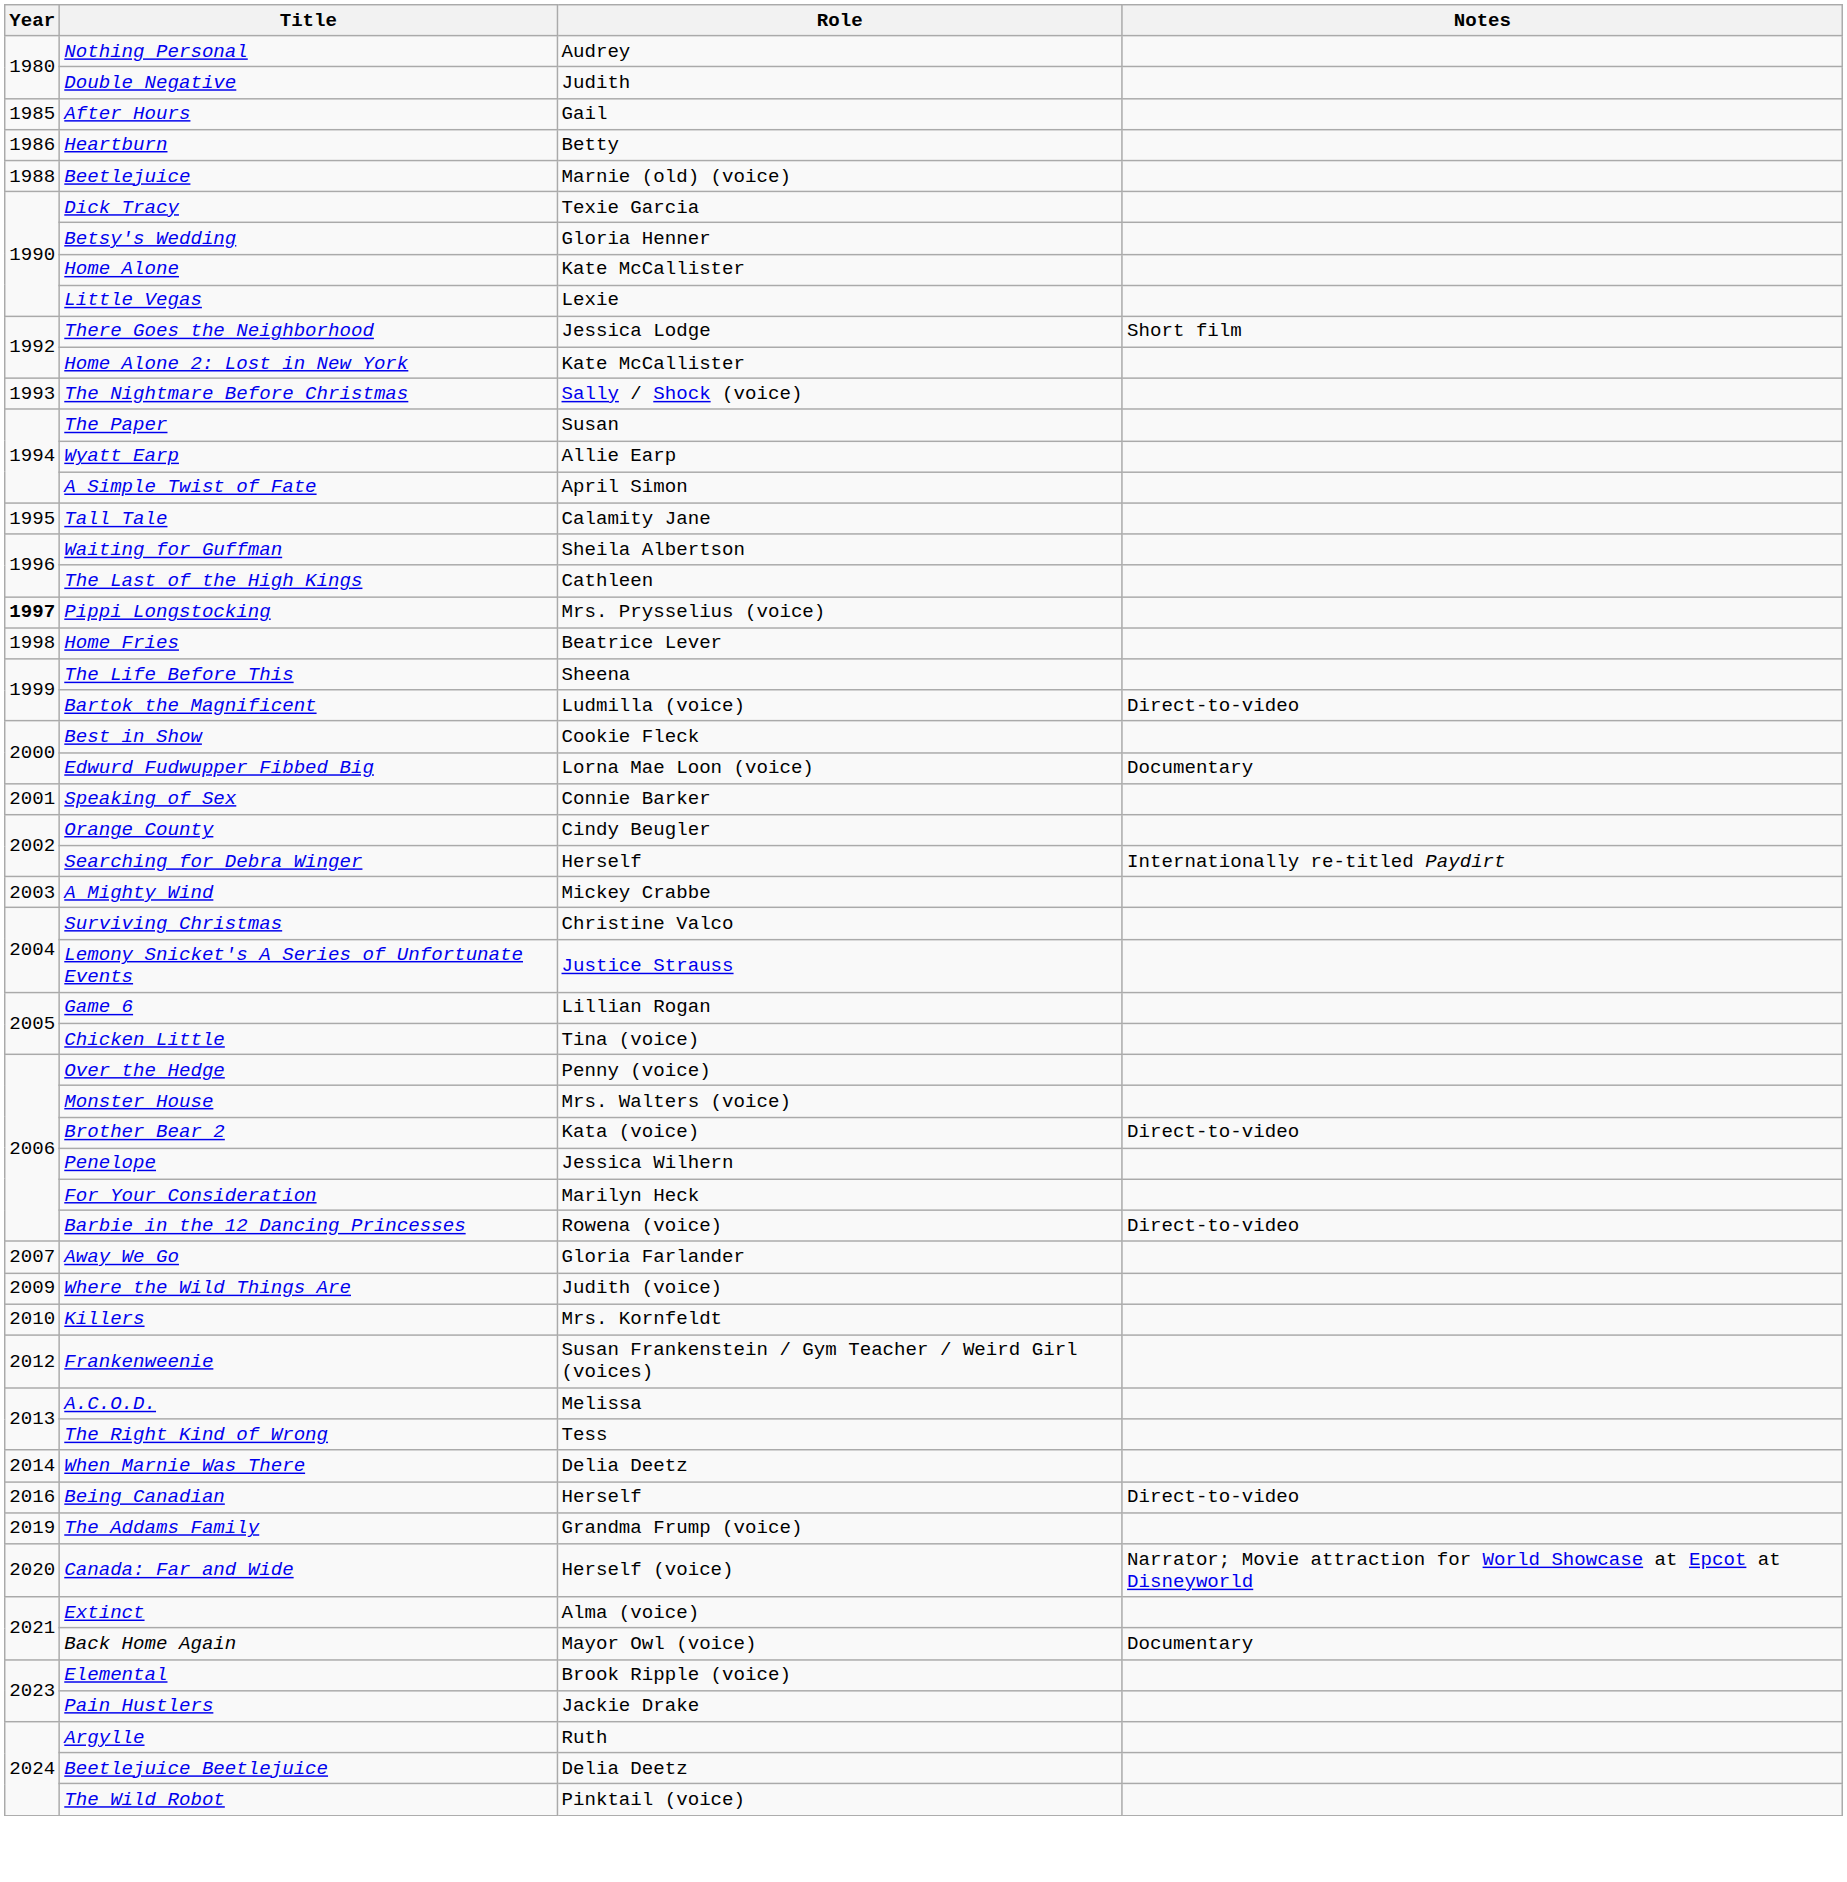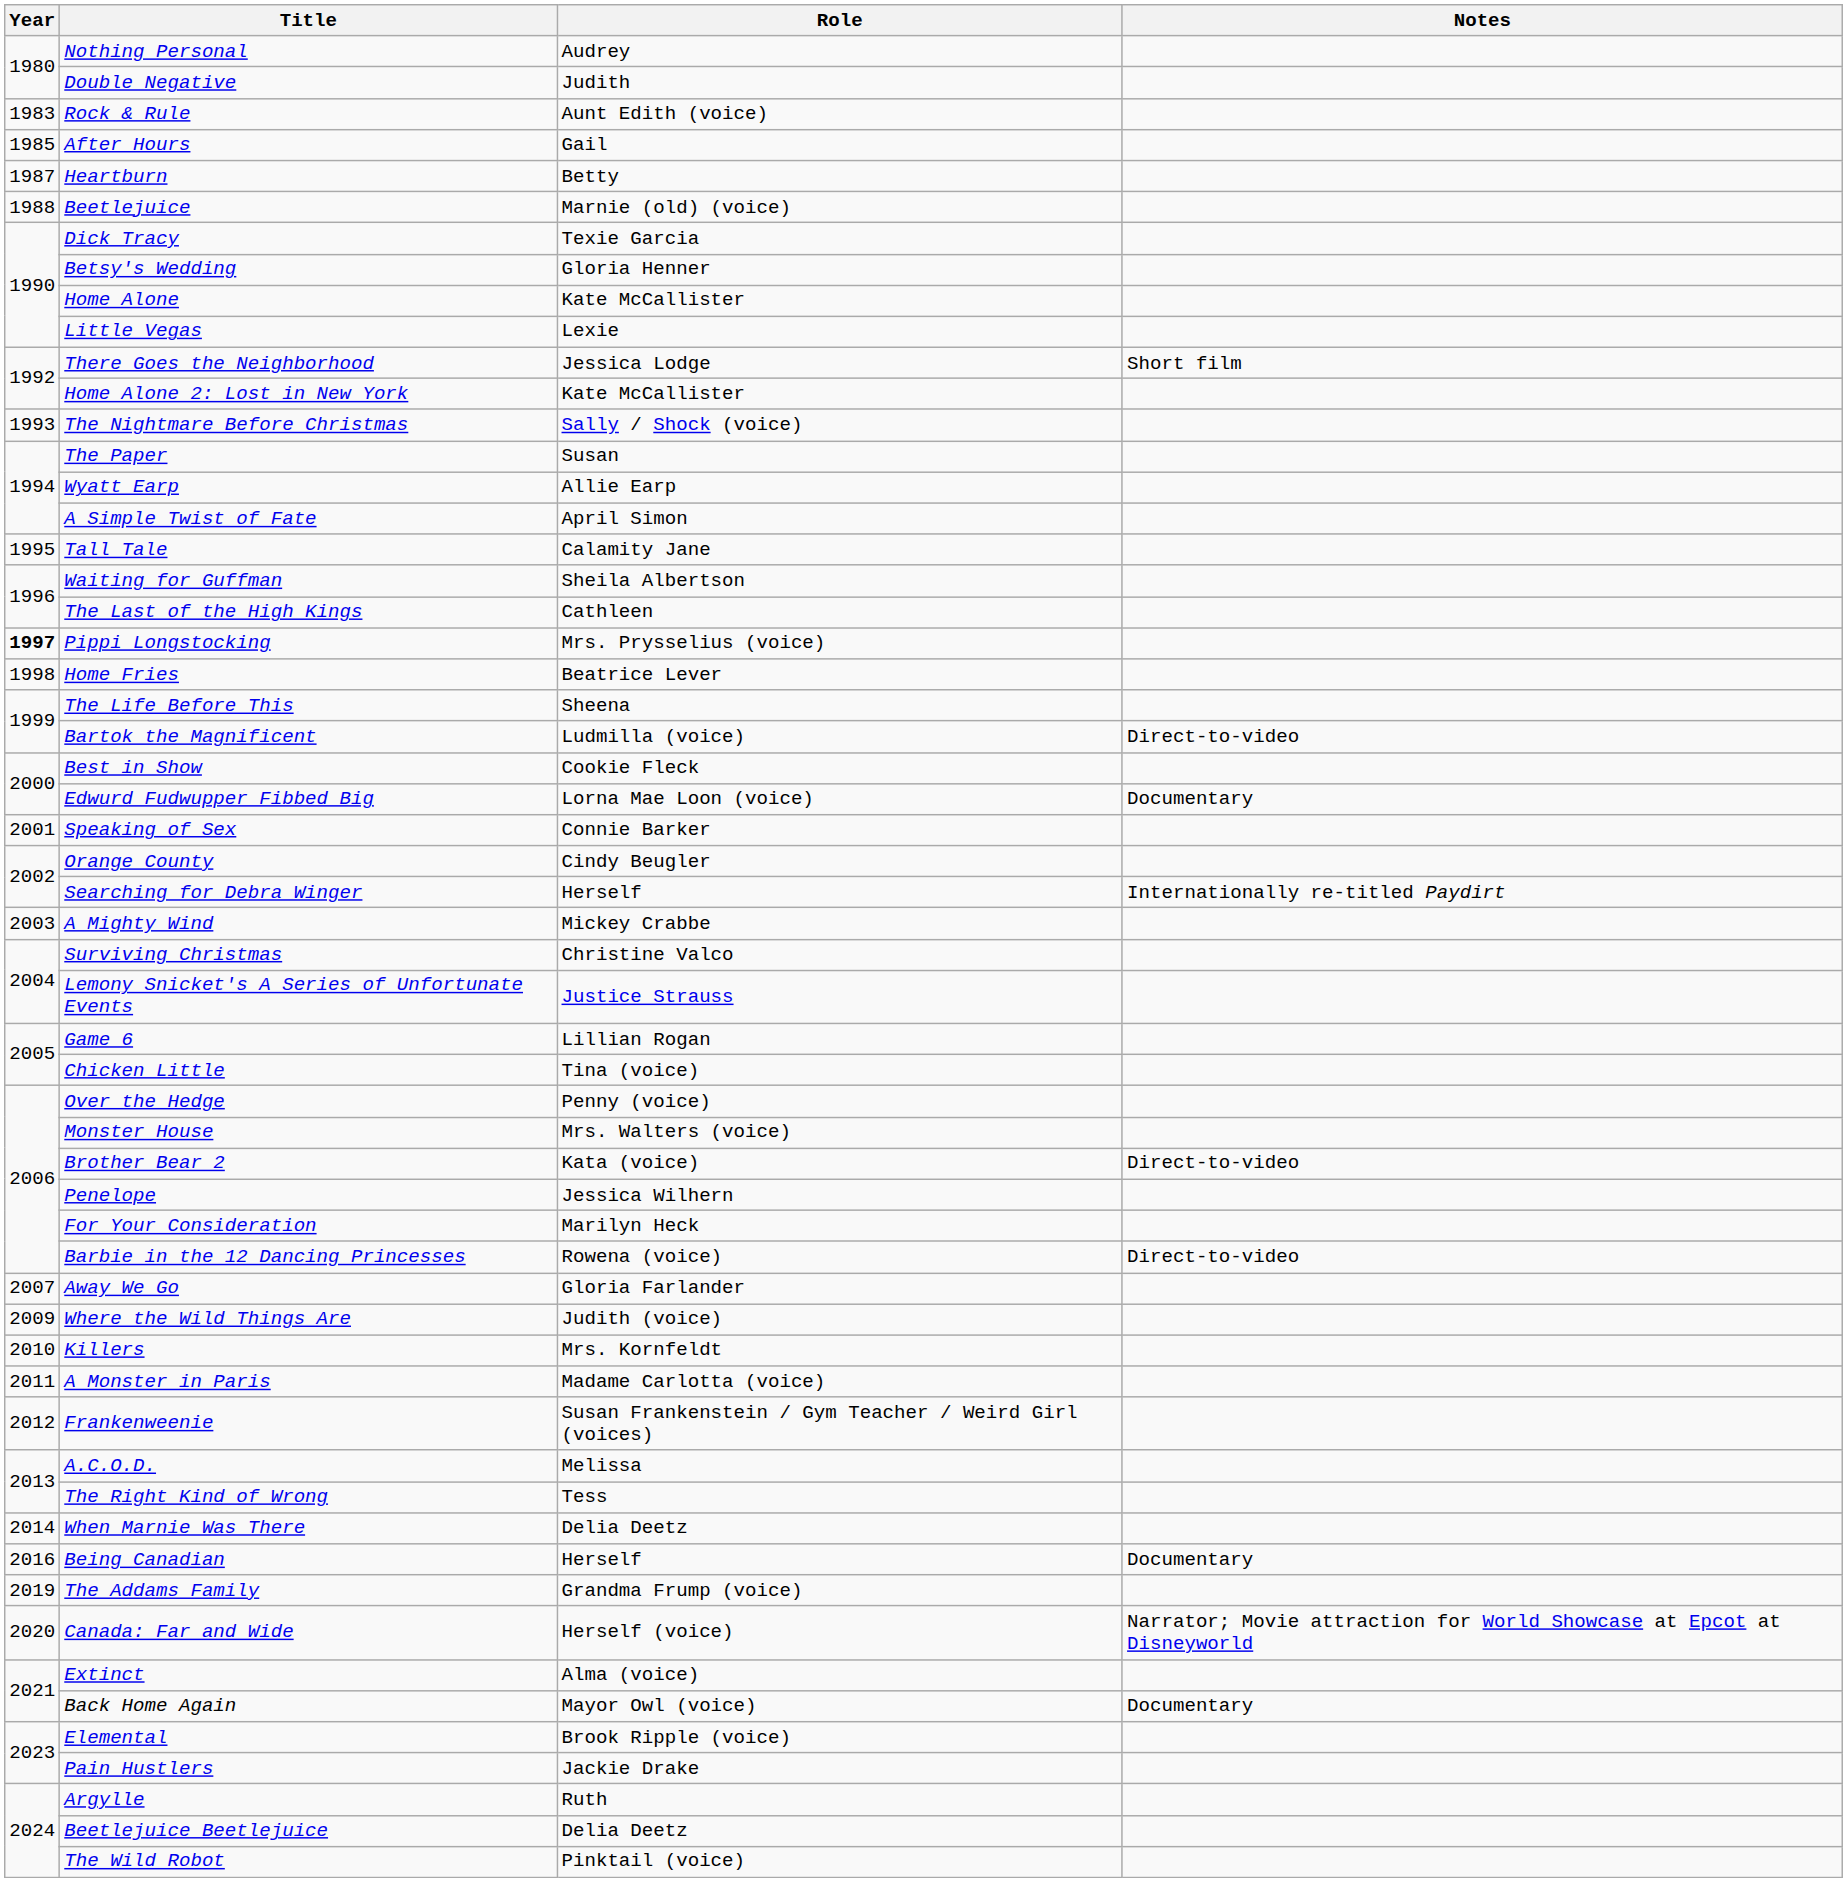+ row: (127, 114)
(32, 145) 1986 -> (32, 176) 1987
+ row: (167, 1382)
(1213, 1497) Direct-to-video -> (1190, 1559) Documentary
